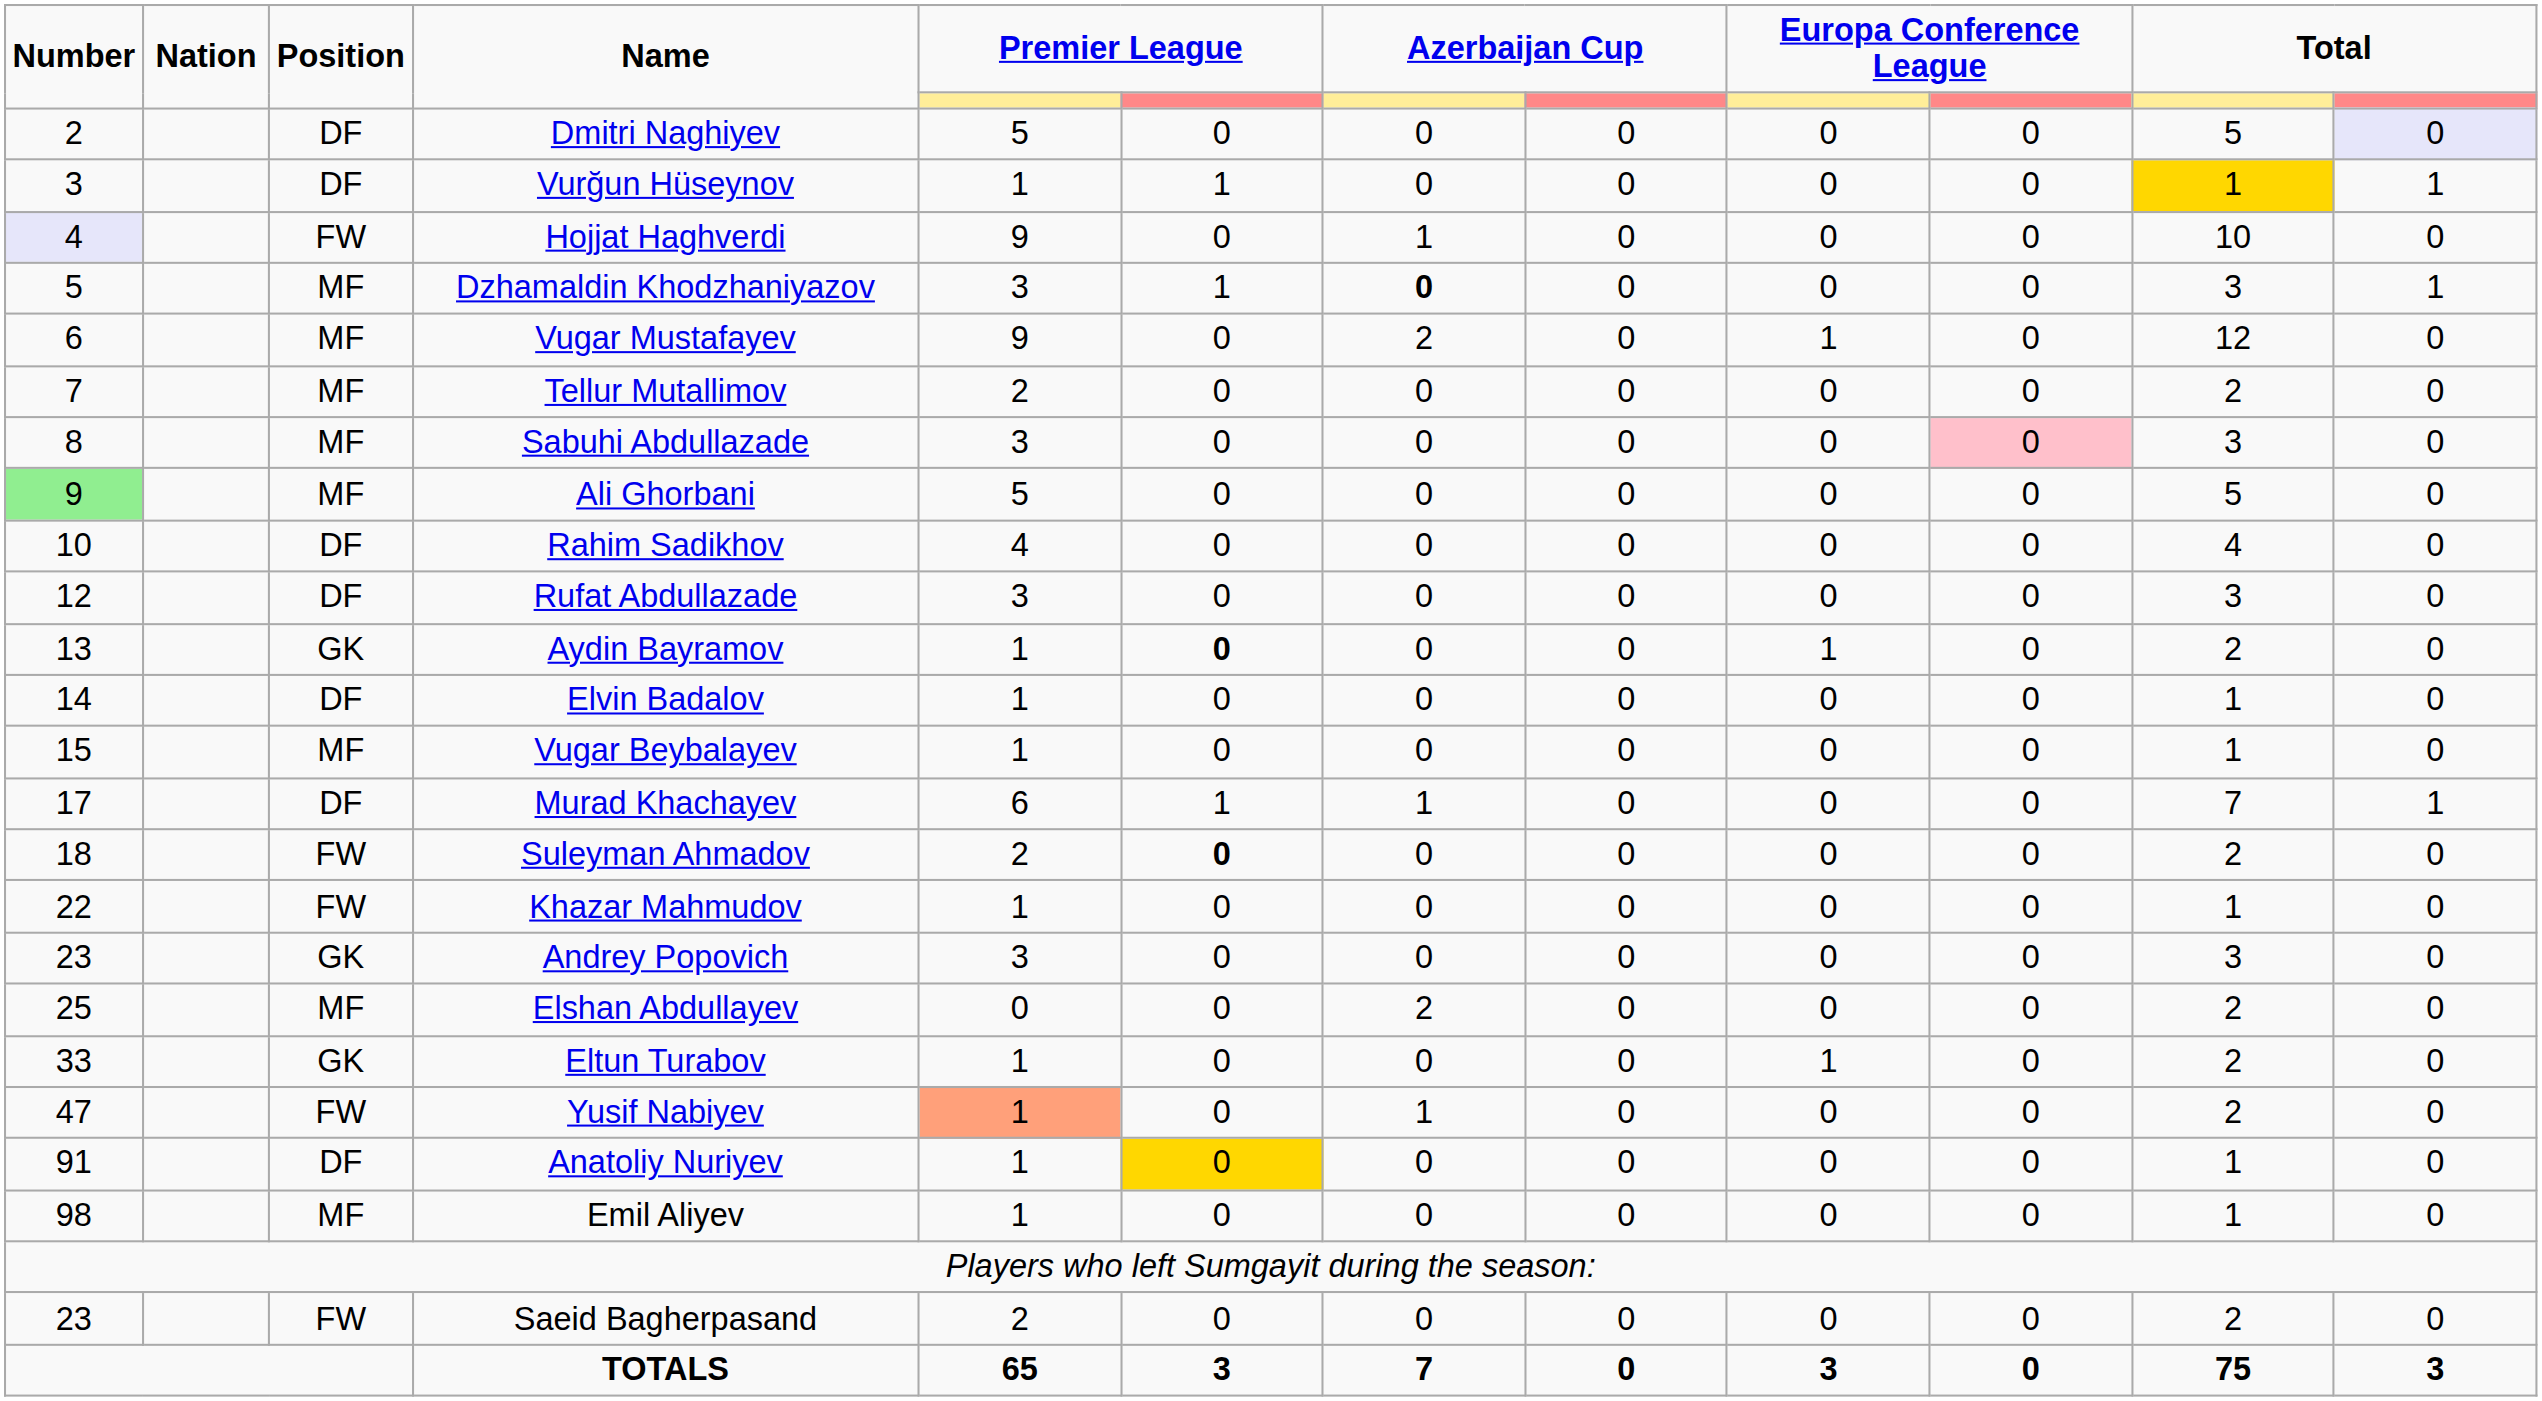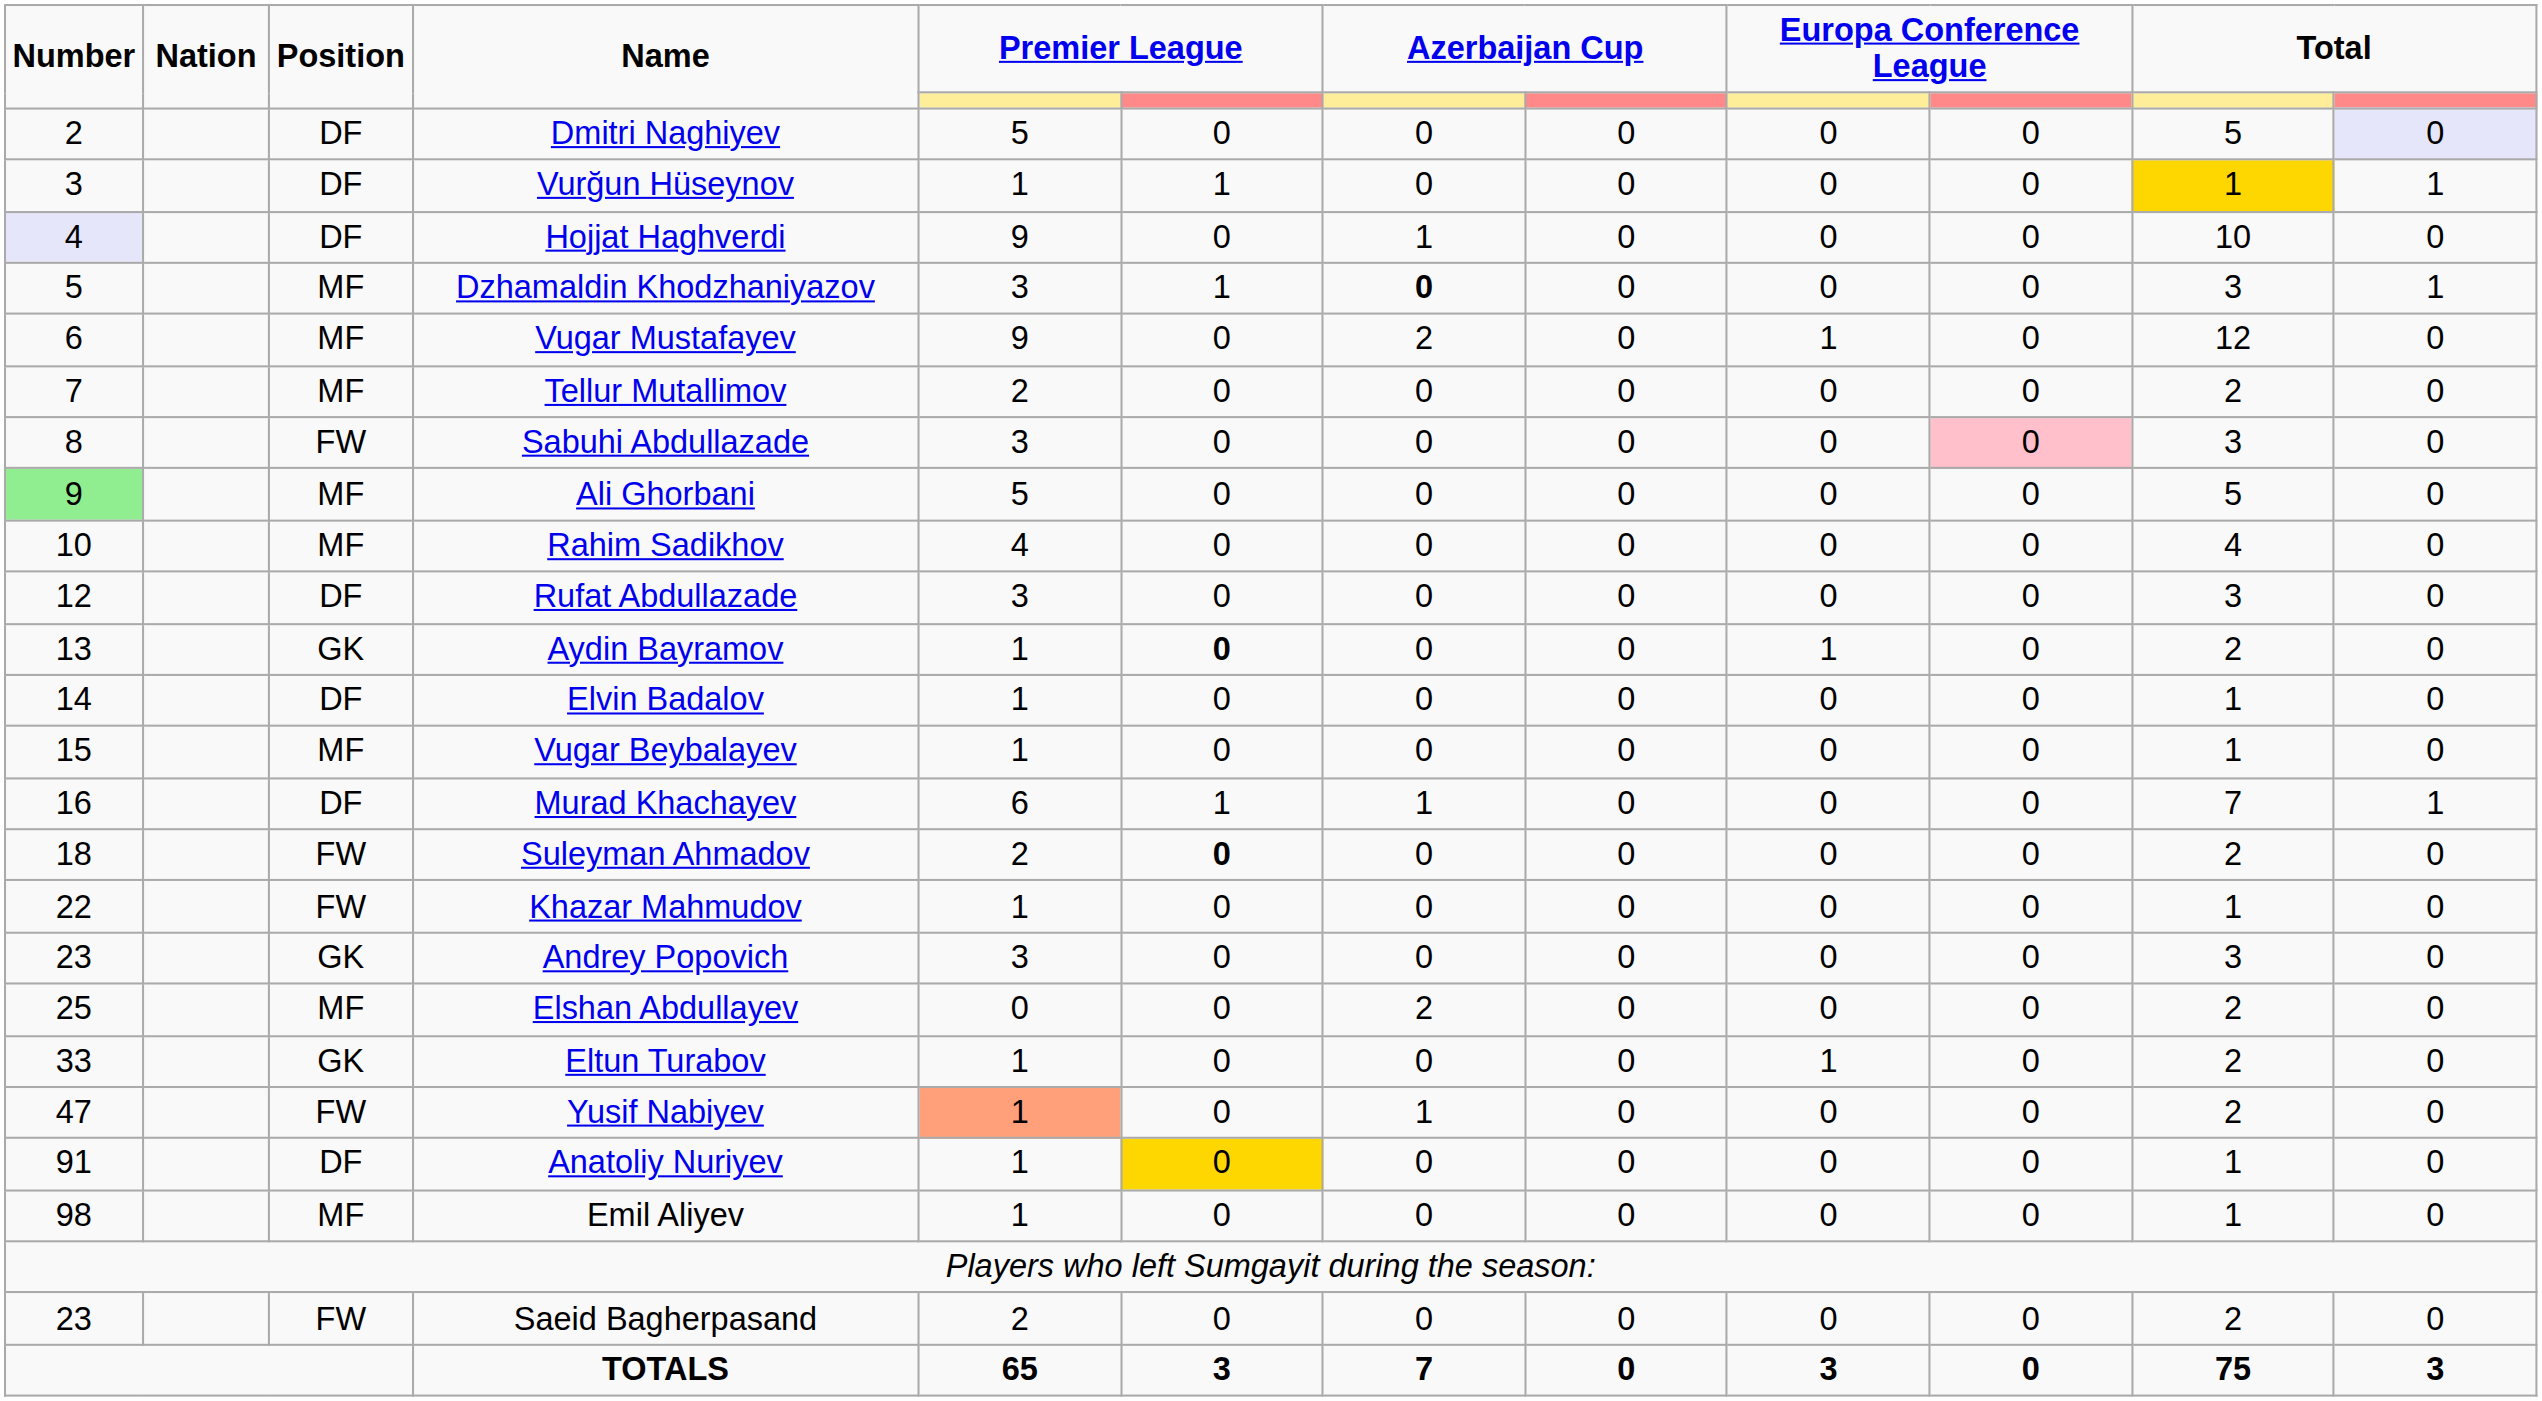(341, 236) FW -> (341, 236) DF
(341, 442) MF -> (341, 442) FW
(341, 545) DF -> (341, 545) MF
(74, 802) 17 -> (74, 802) 16
